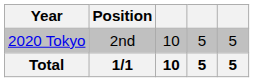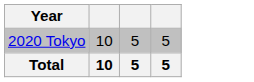- column: (122, 16)
